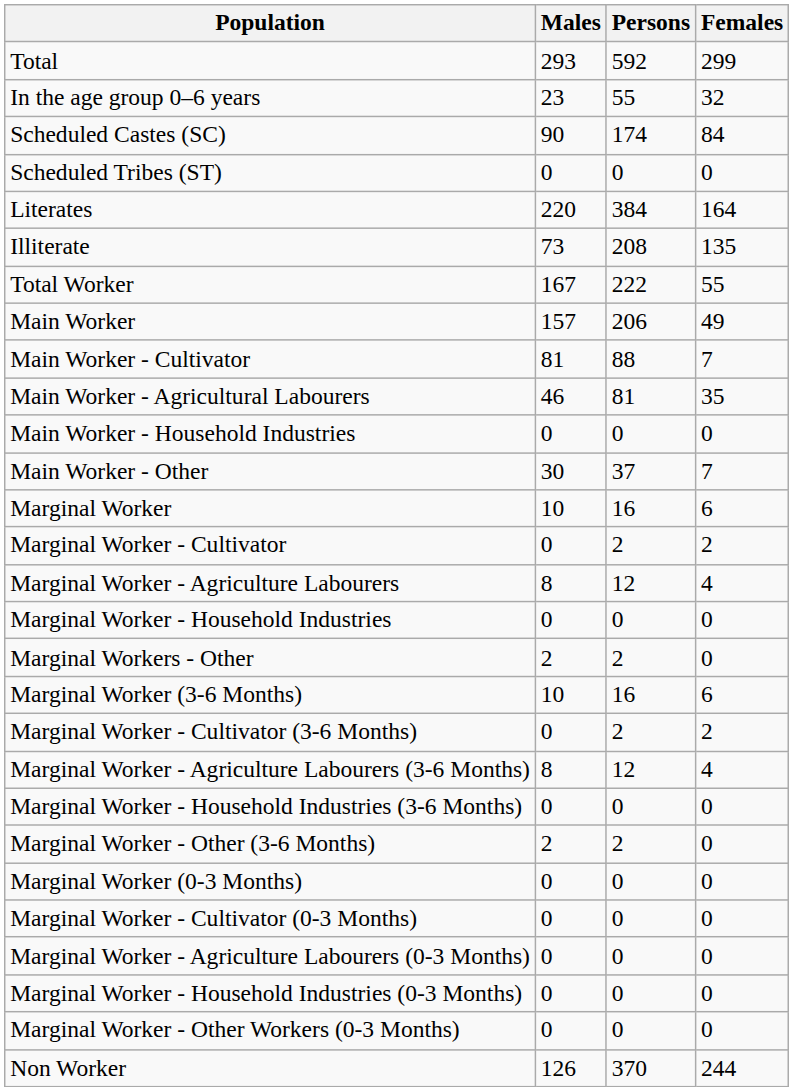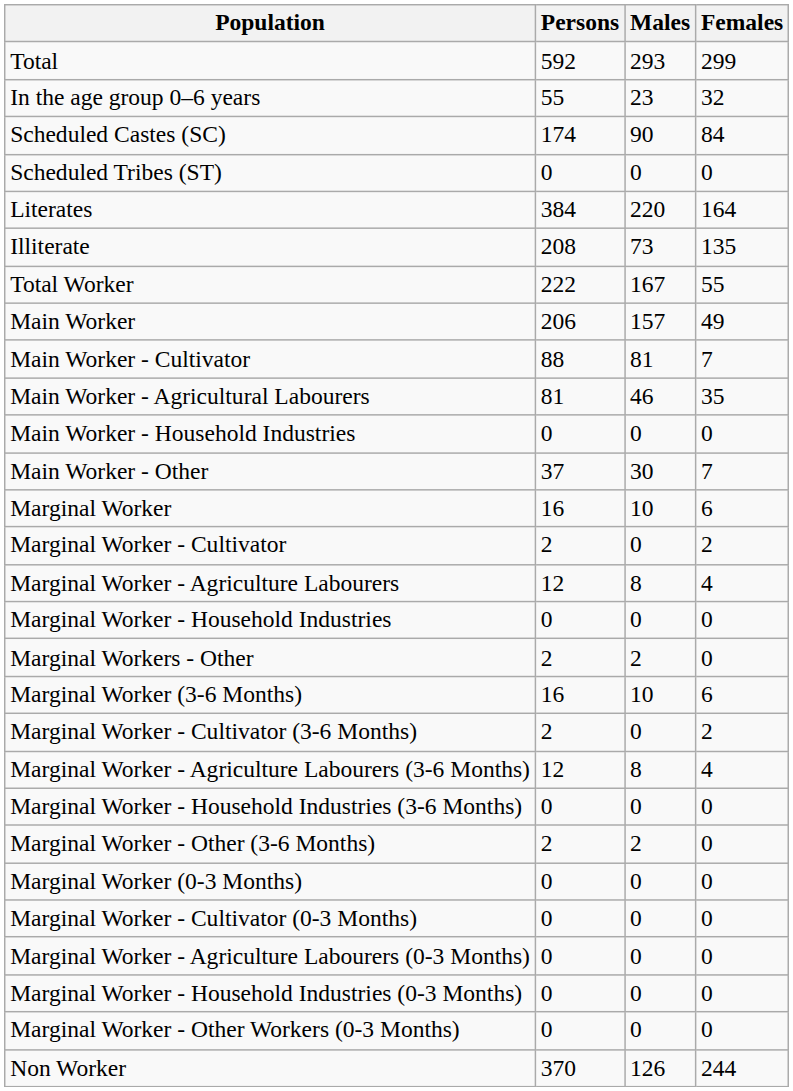columns swapped: (651, 23) <-> (571, 23)
